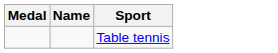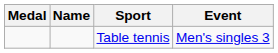+ column: (223, 16)
